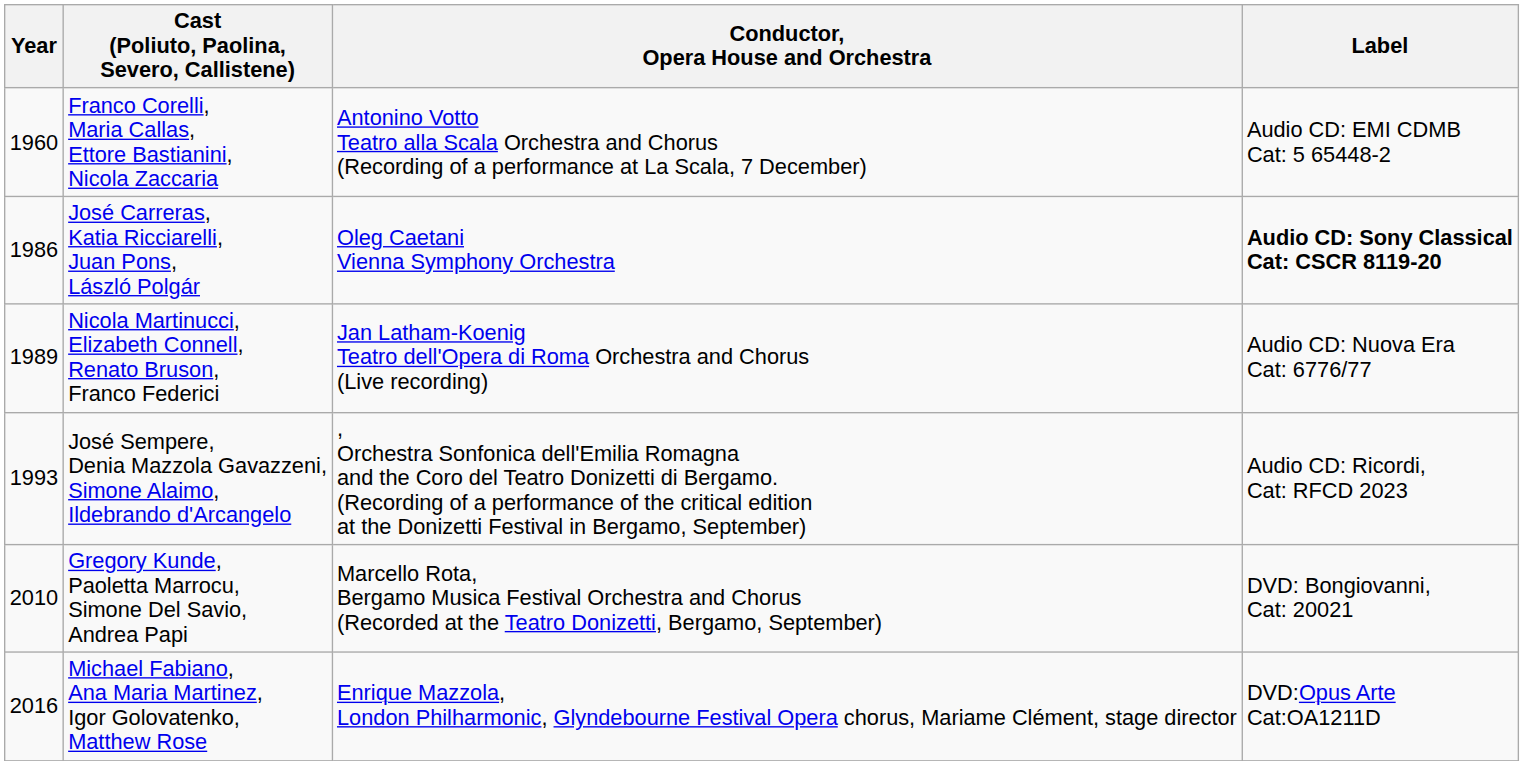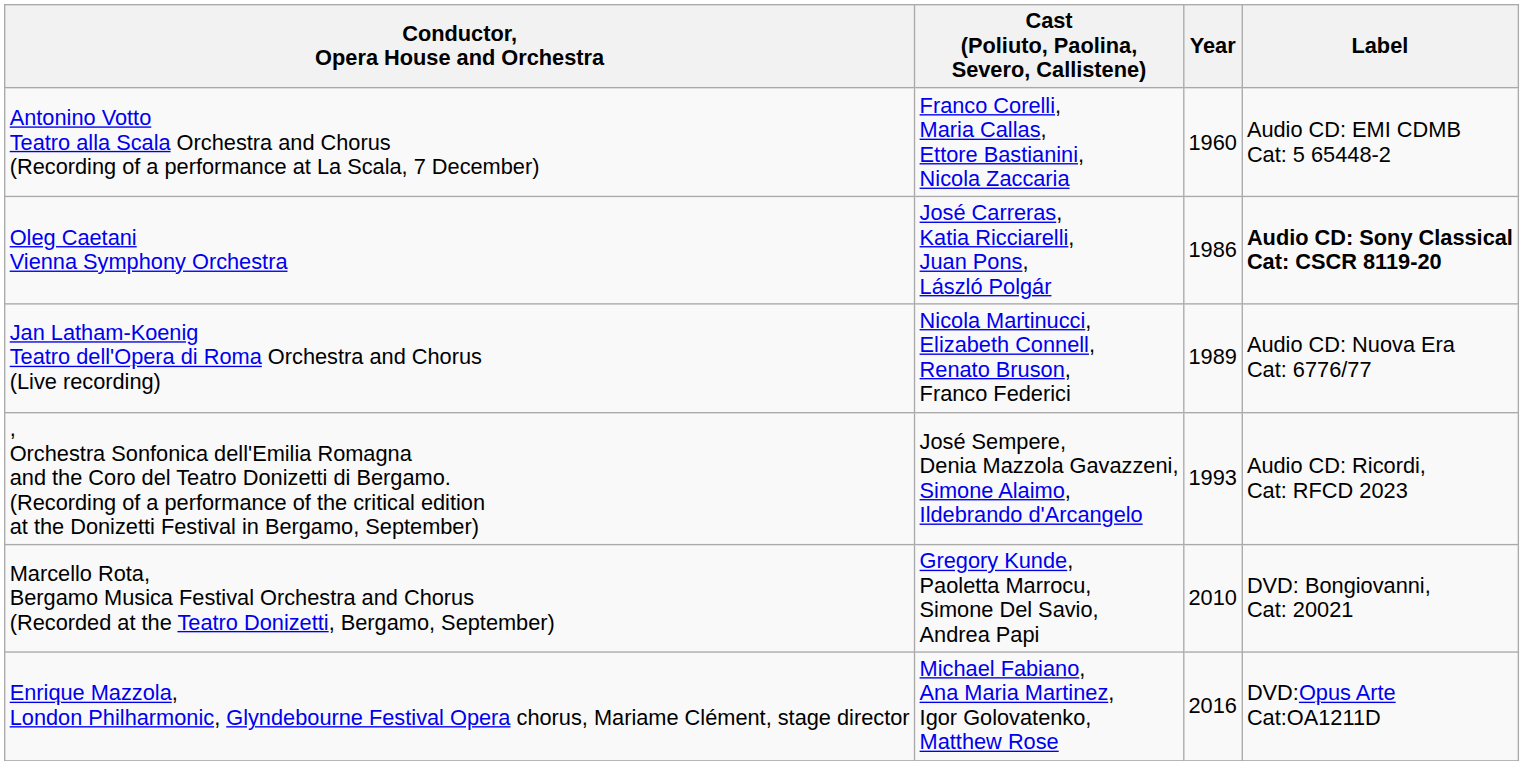columns swapped: (34, 46) <-> (787, 46)
